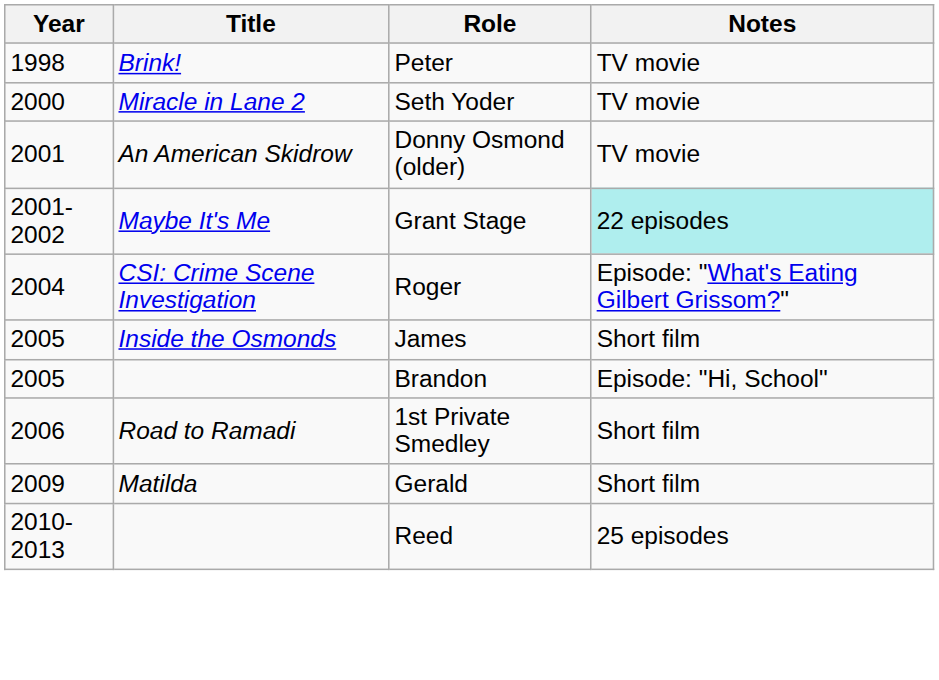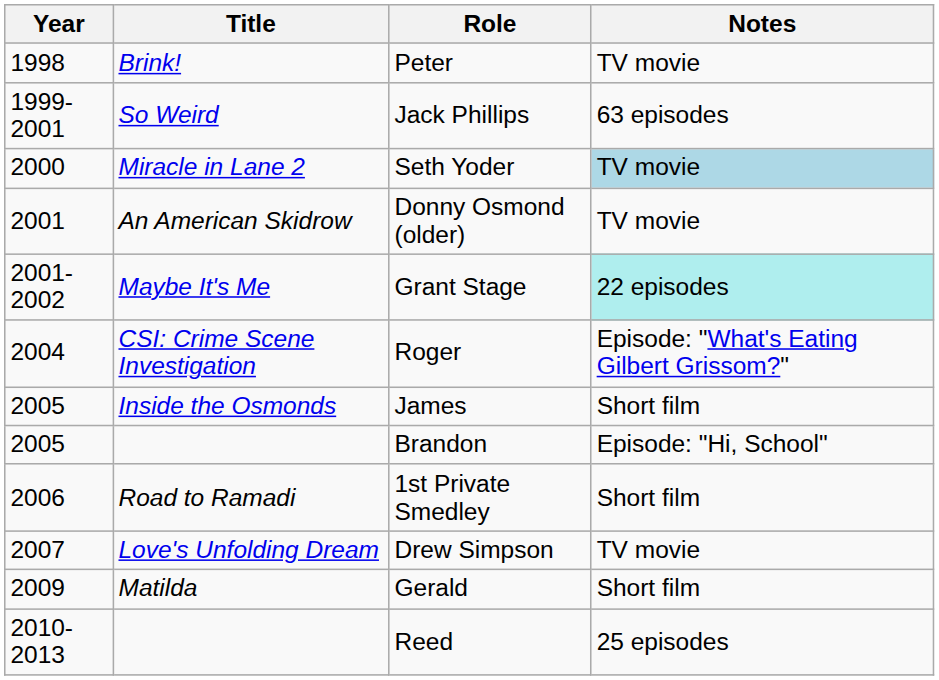+ row: (462, 115)
(648, 101) no background -> (648, 167) lightblue background
+ row: (474, 549)
